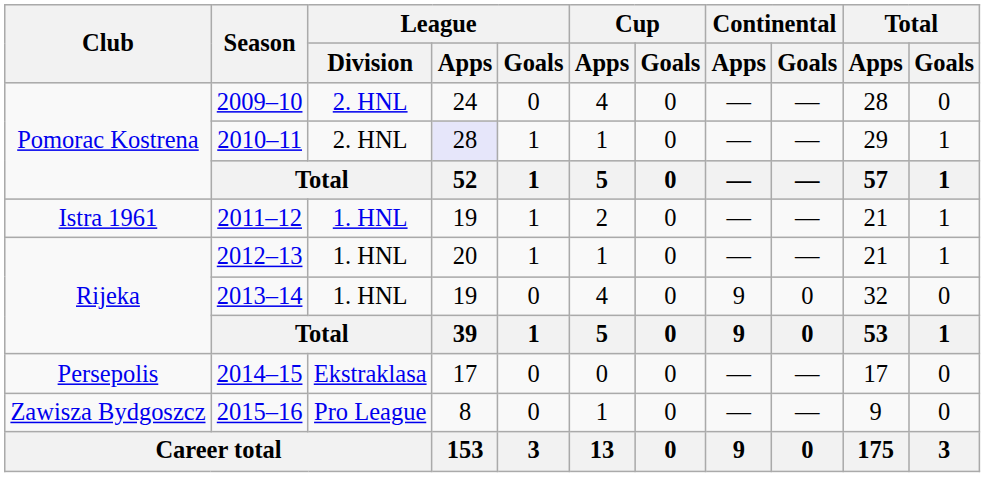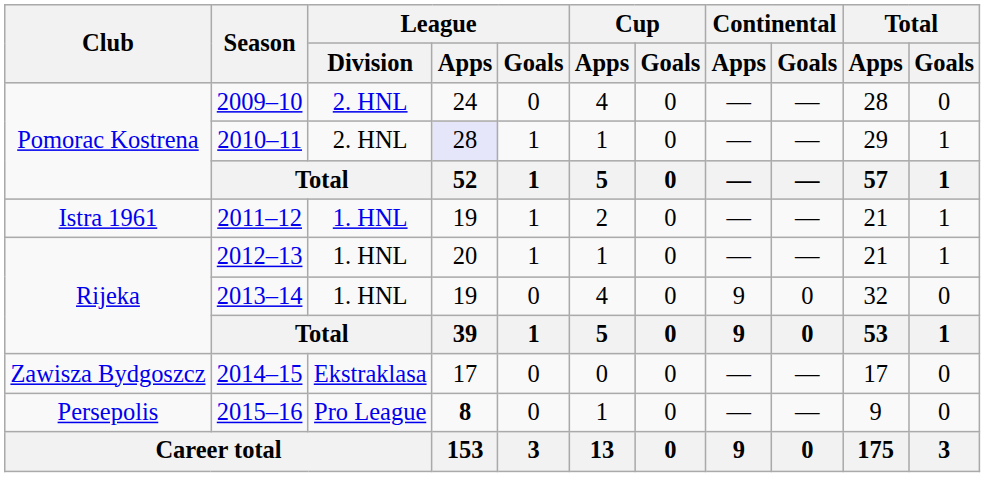(108, 373) Persepolis -> (108, 373) Zawisza Bydgoszcz
(108, 412) Zawisza Bydgoszcz -> (108, 412) Persepolis
(465, 412) normal -> (465, 412) bold
